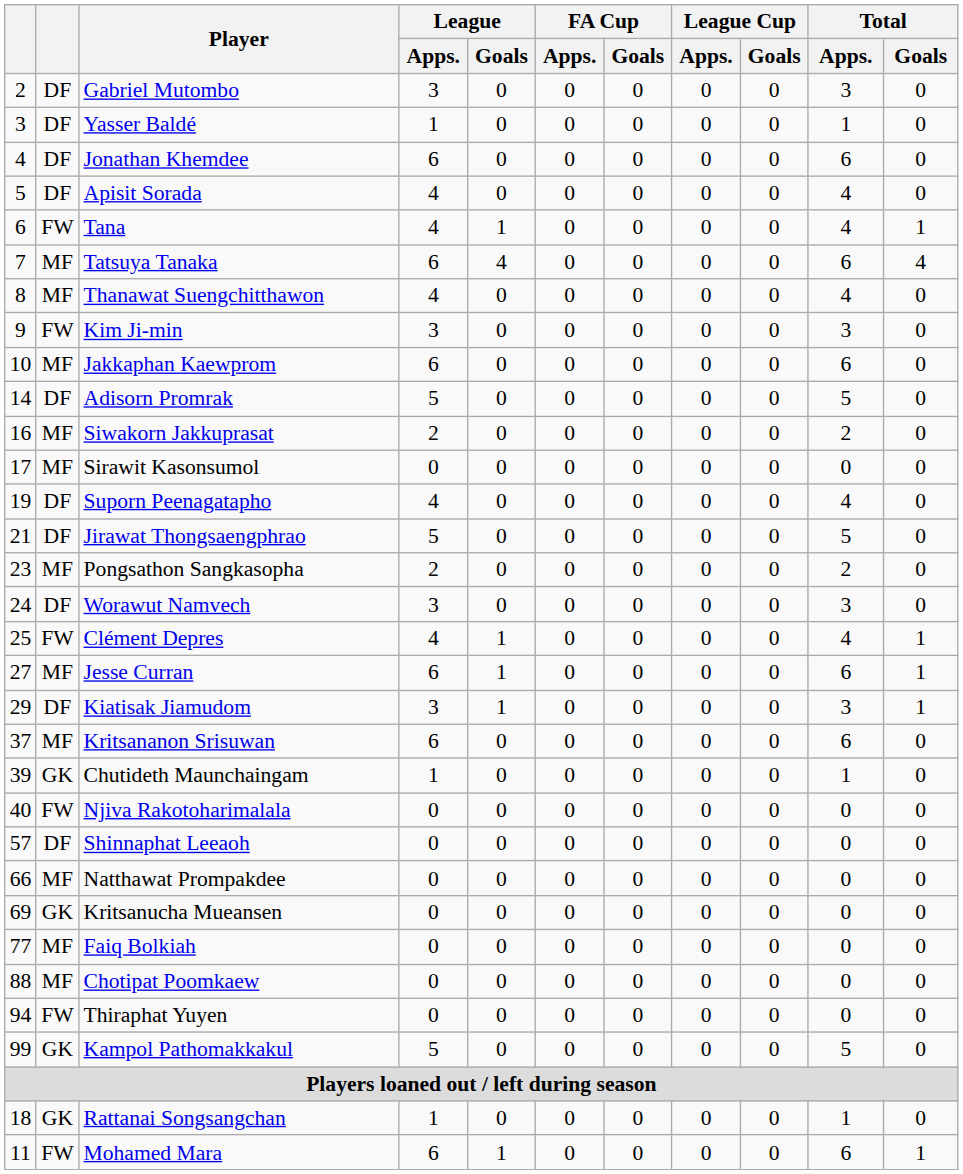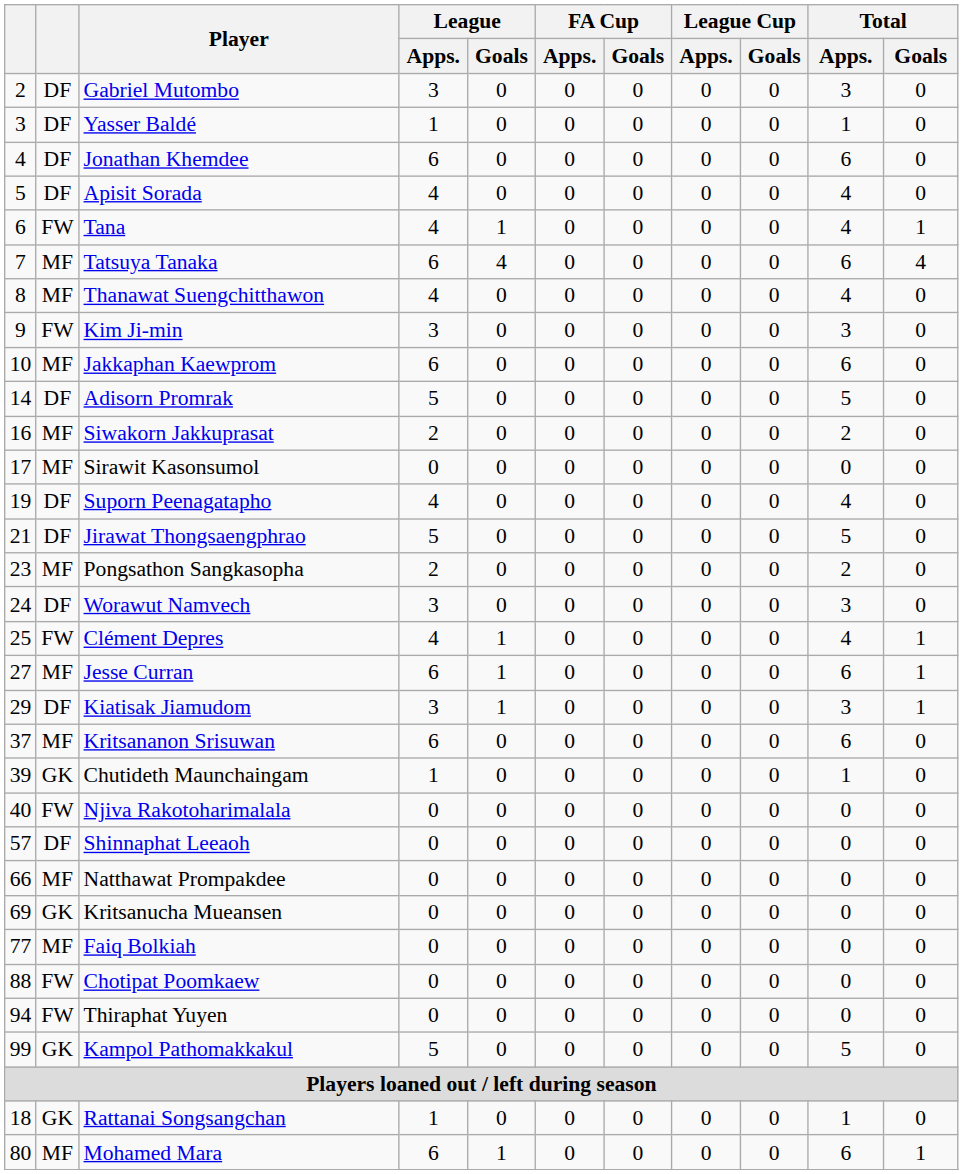(57, 980) MF -> (57, 980) FW
(20, 1152) 11 -> (20, 1152) 80
(57, 1152) FW -> (57, 1152) MF
